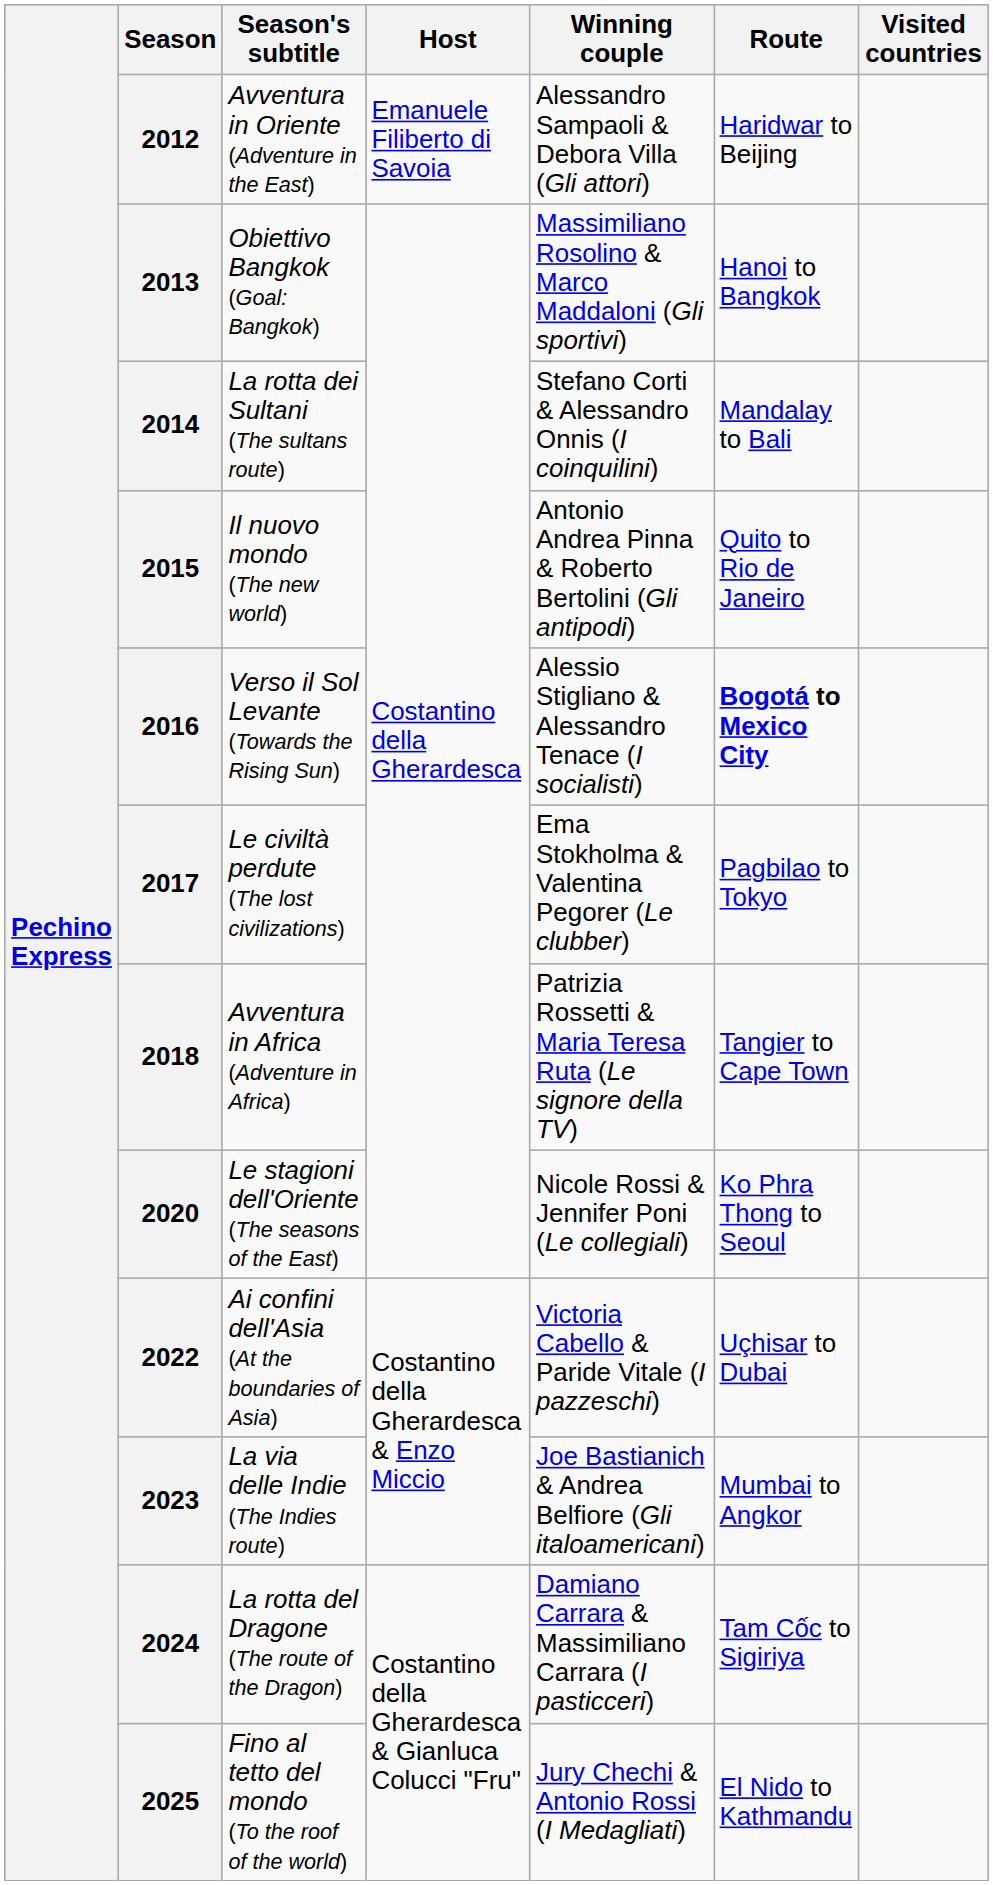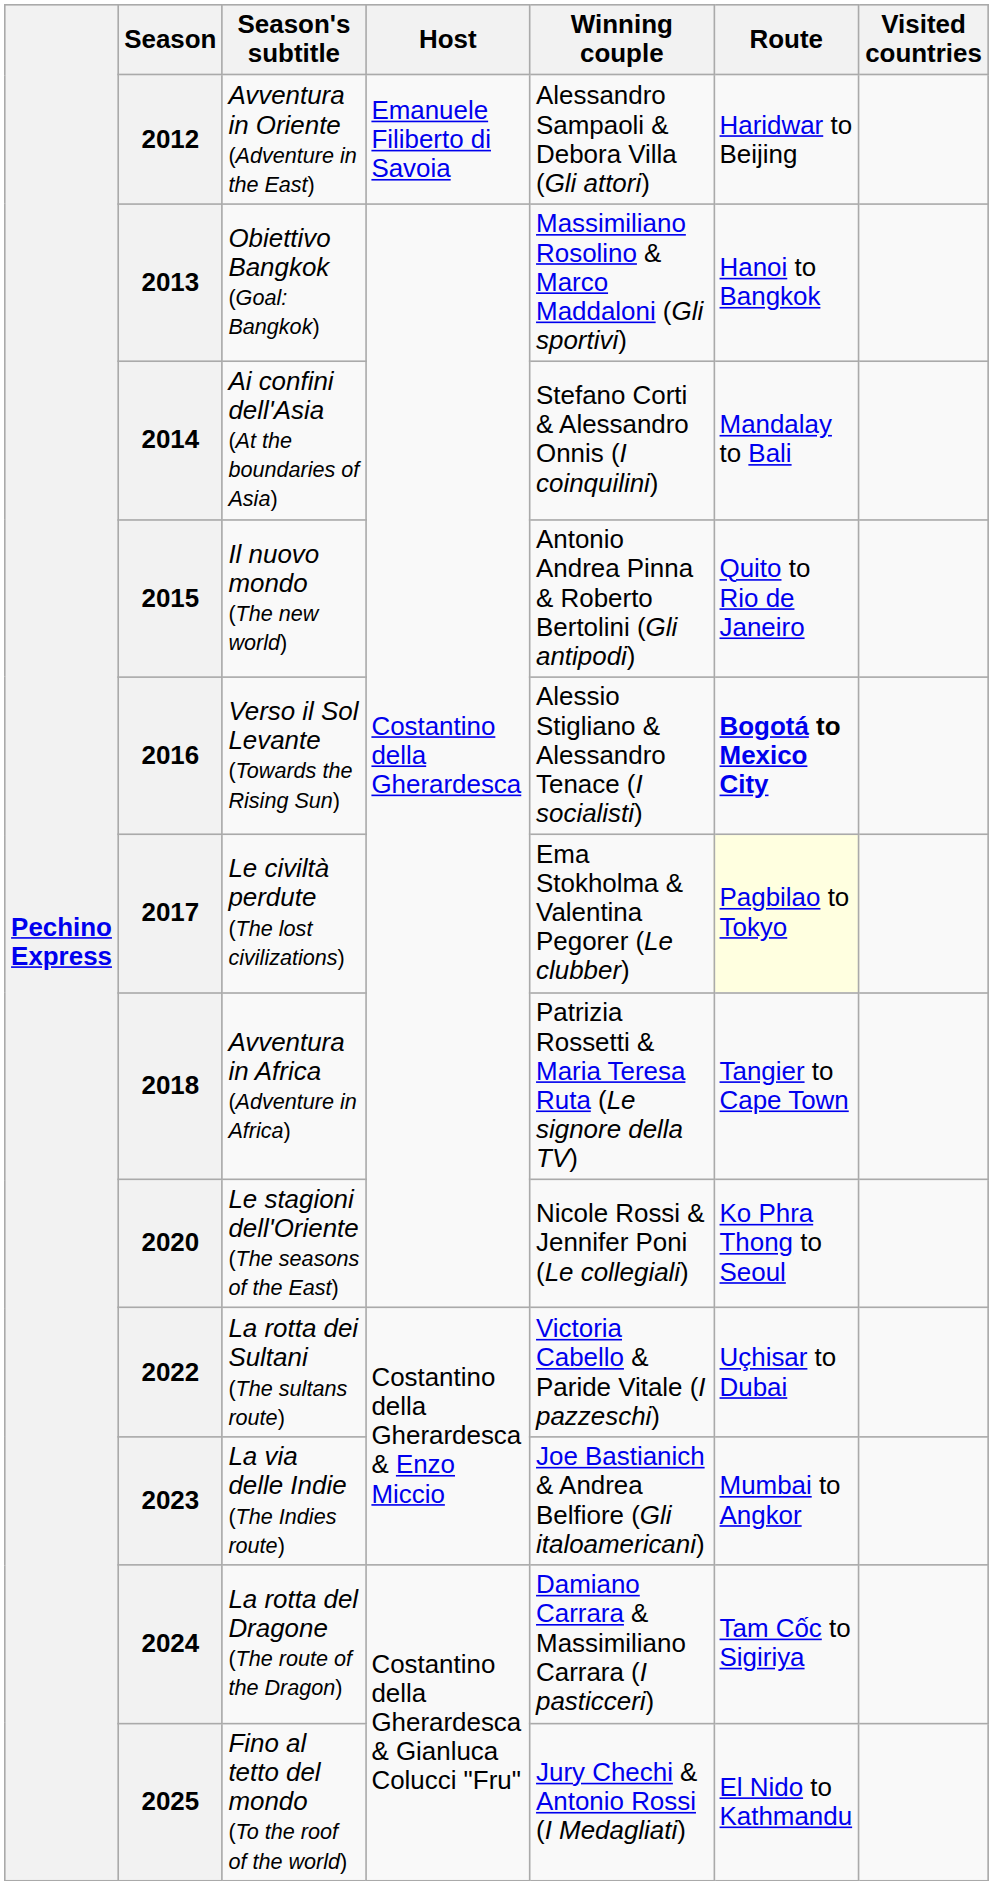(293, 425) La rotta dei Sultani (The sultans route) -> (294, 439) Ai confini dell'Asia (At the boundaries of Asia)
(784, 884) no background -> (784, 913) lightyellow background
(294, 1357) Ai confini dell'Asia (At the boundaries of Asia) -> (293, 1371) La rotta dei Sultani (The sultans route)
